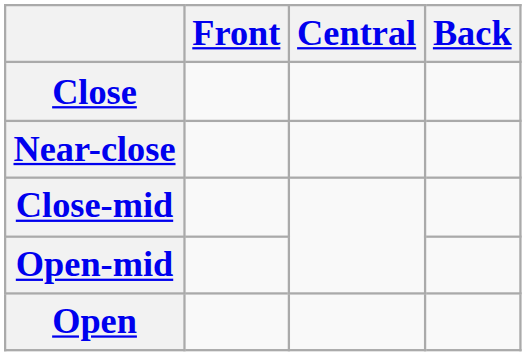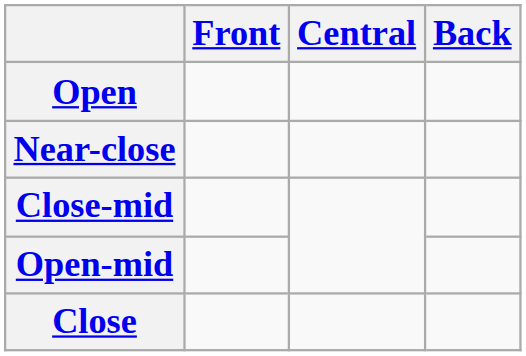rows swapped: (94, 90) <-> (95, 321)
